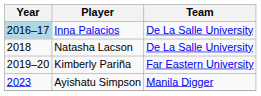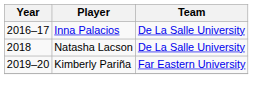(28, 30) lightblue background -> (28, 30) no background
- row: (98, 82)
